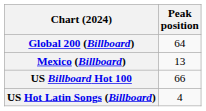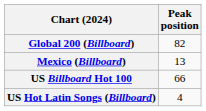(180, 43) 64 -> (180, 43) 82
